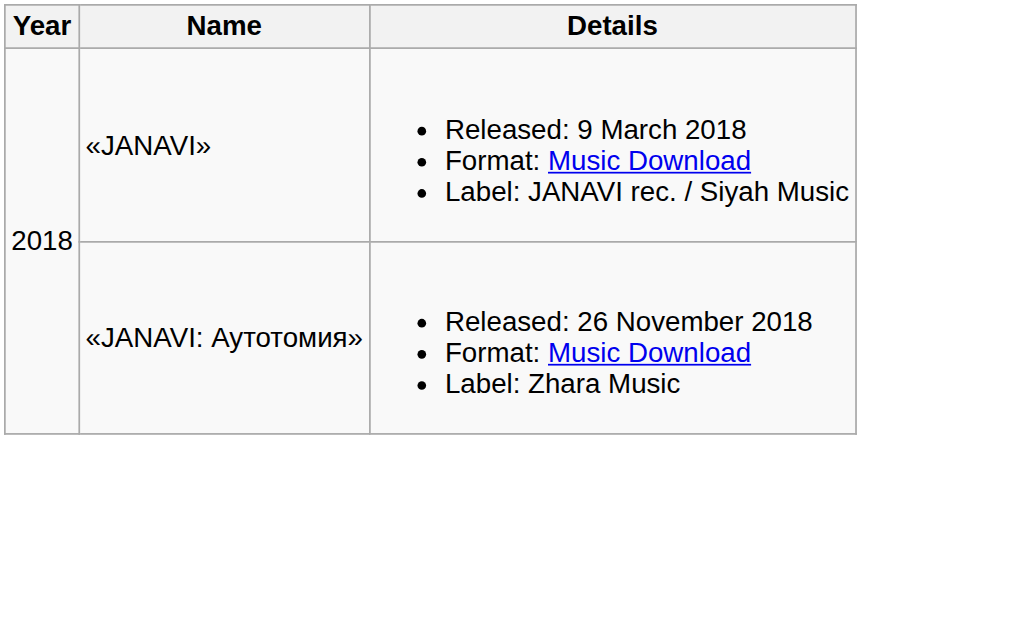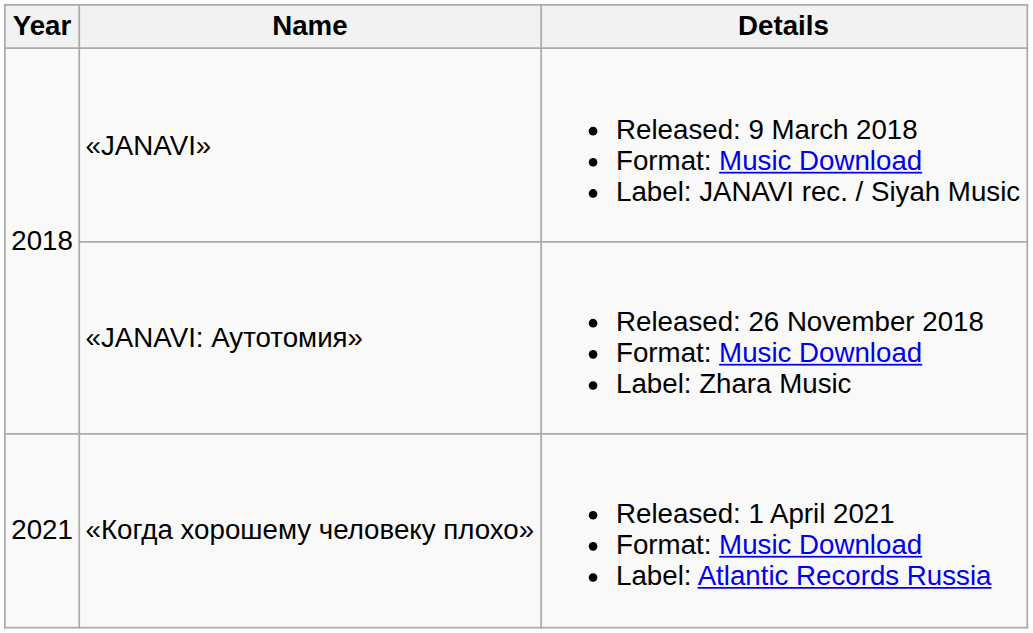+ row: (310, 530)
